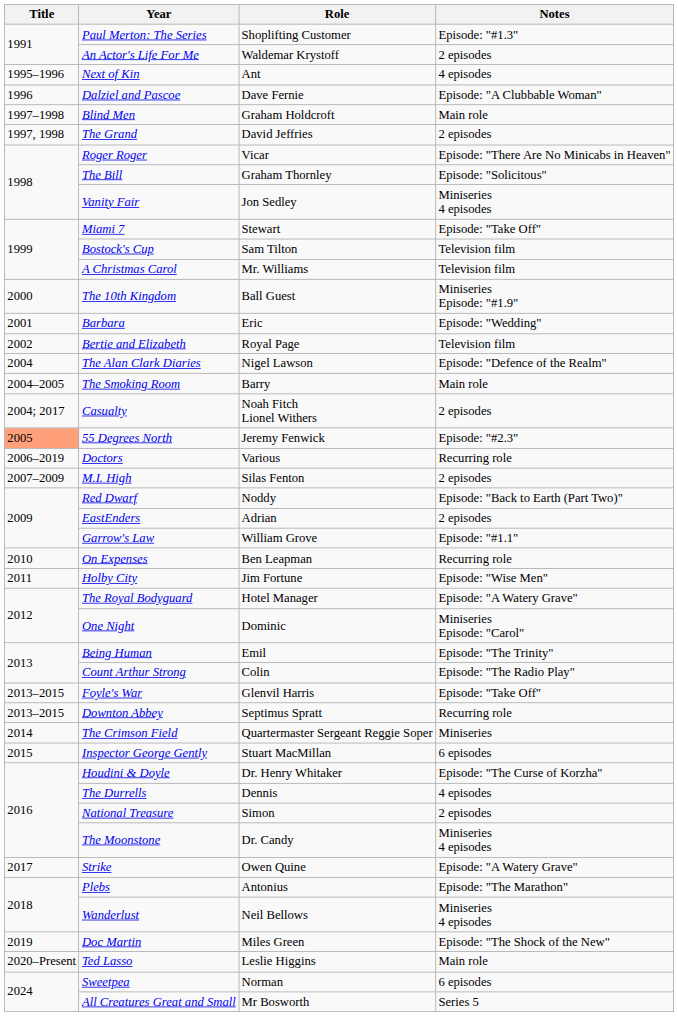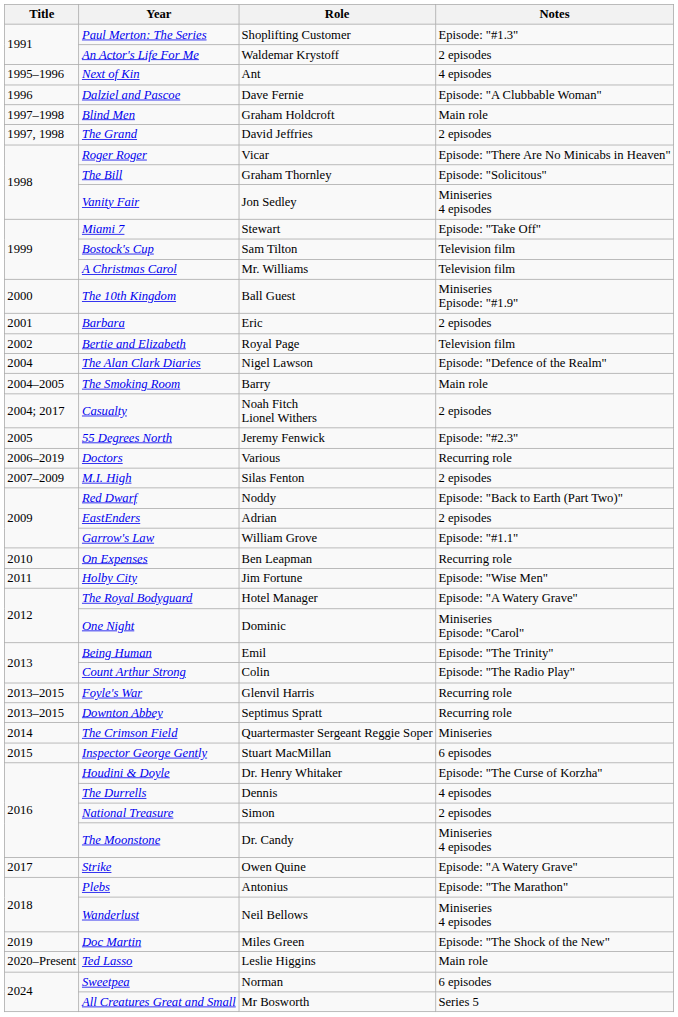(490, 323) Episode: "Wedding" -> (465, 323) 2 episodes
(20, 438) lightsalmon background -> (20, 438) no background
(490, 692) Episode: "Take Off" -> (475, 692) Recurring role
